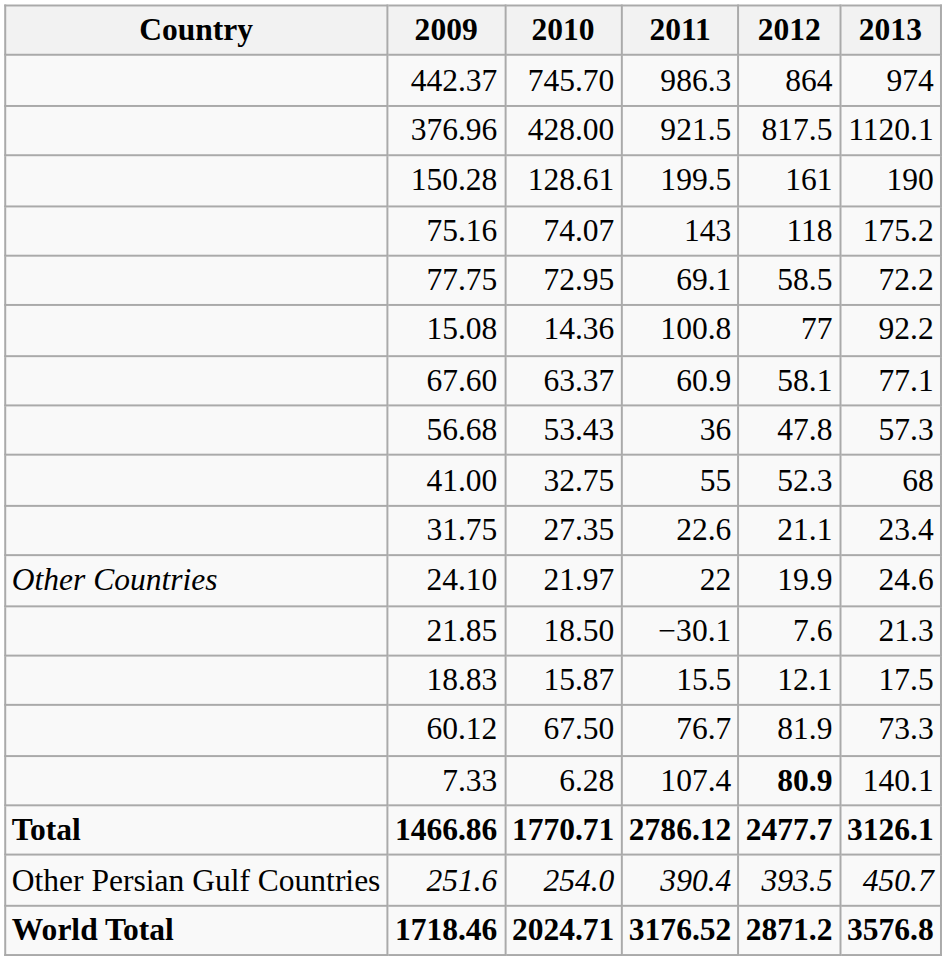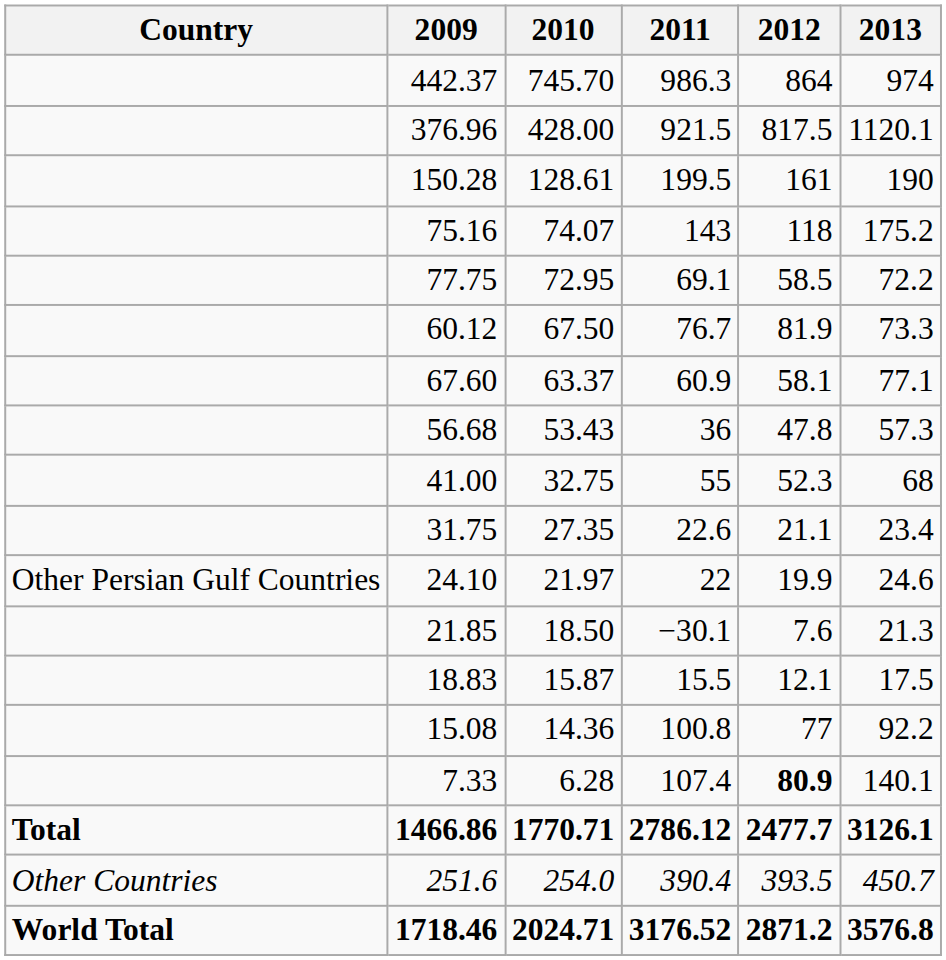rows swapped: (462, 729) <-> (462, 329)
(115, 579) Other Countries -> (196, 579) Other Persian Gulf Countries
(196, 879) Other Persian Gulf Countries -> (115, 879) Other Countries
